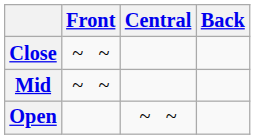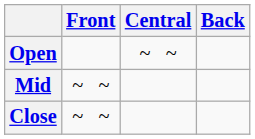rows swapped: (33, 52) <-> (33, 117)
